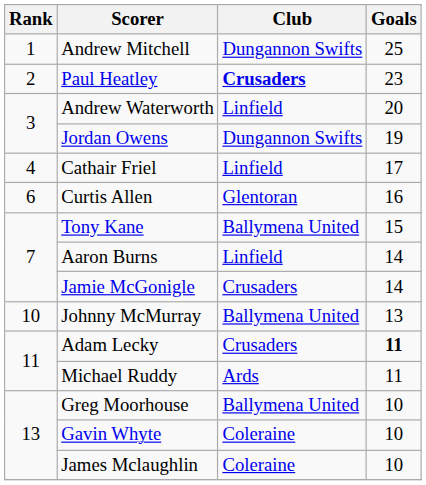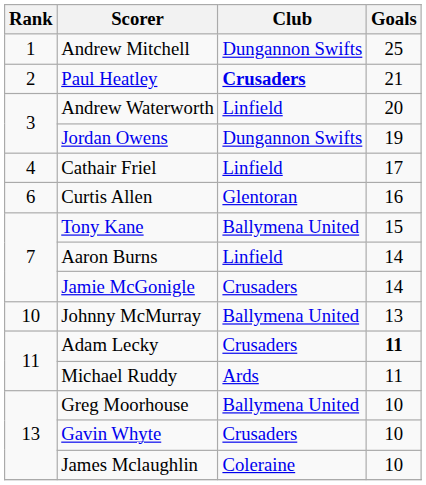(394, 78) 23 -> (394, 78) 21
(259, 434) Coleraine -> (260, 434) Crusaders
